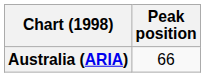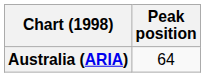(166, 59) 66 -> (166, 59) 64
